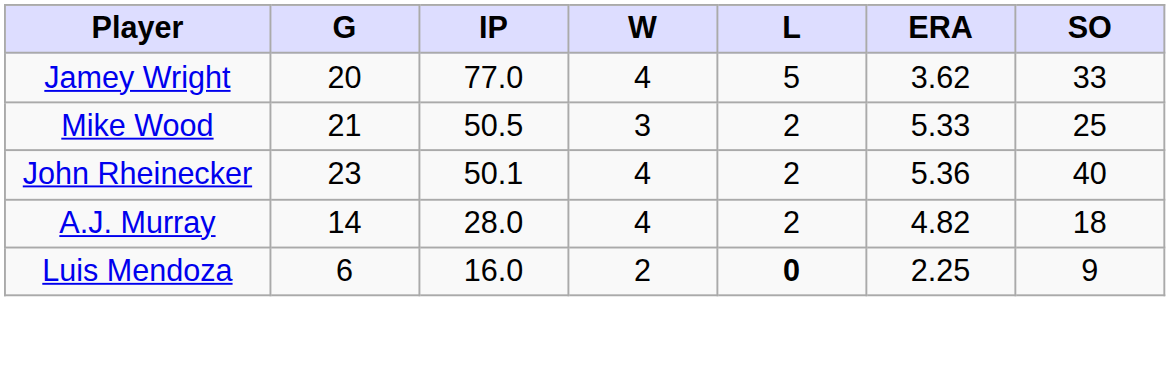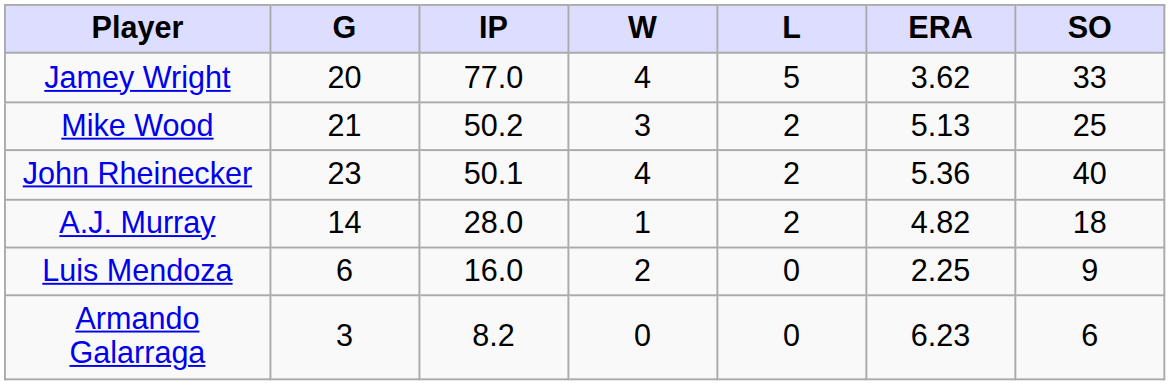(493, 125) 50.5 -> (493, 125) 50.2
(941, 125) 5.33 -> (941, 125) 5.13
(643, 222) 4 -> (643, 222) 1
(792, 271) bold -> (792, 271) normal
+ row: (137, 336)
